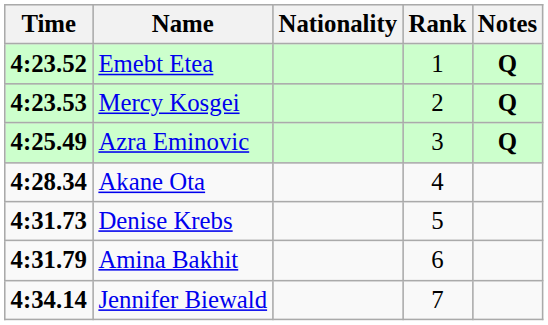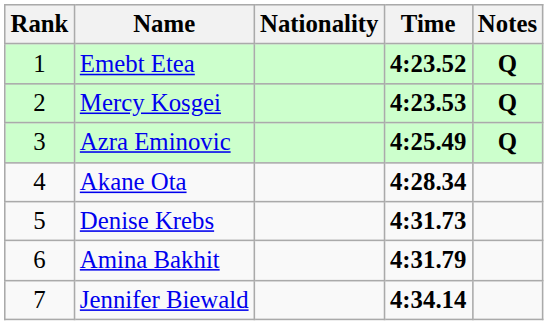columns swapped: (437, 24) <-> (49, 24)
